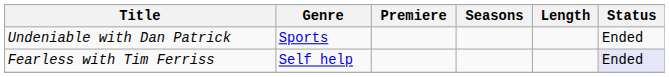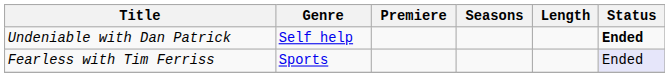(303, 38) Sports -> (316, 38) Self help
(623, 38) normal -> (623, 38) bold
(316, 61) Self help -> (303, 61) Sports
